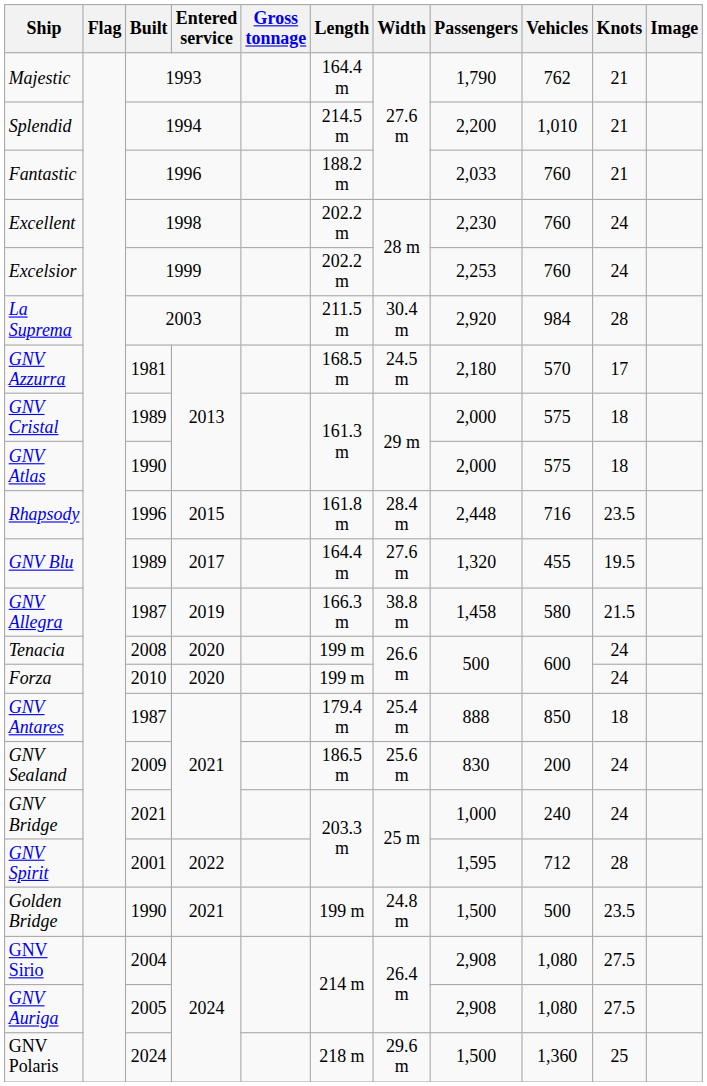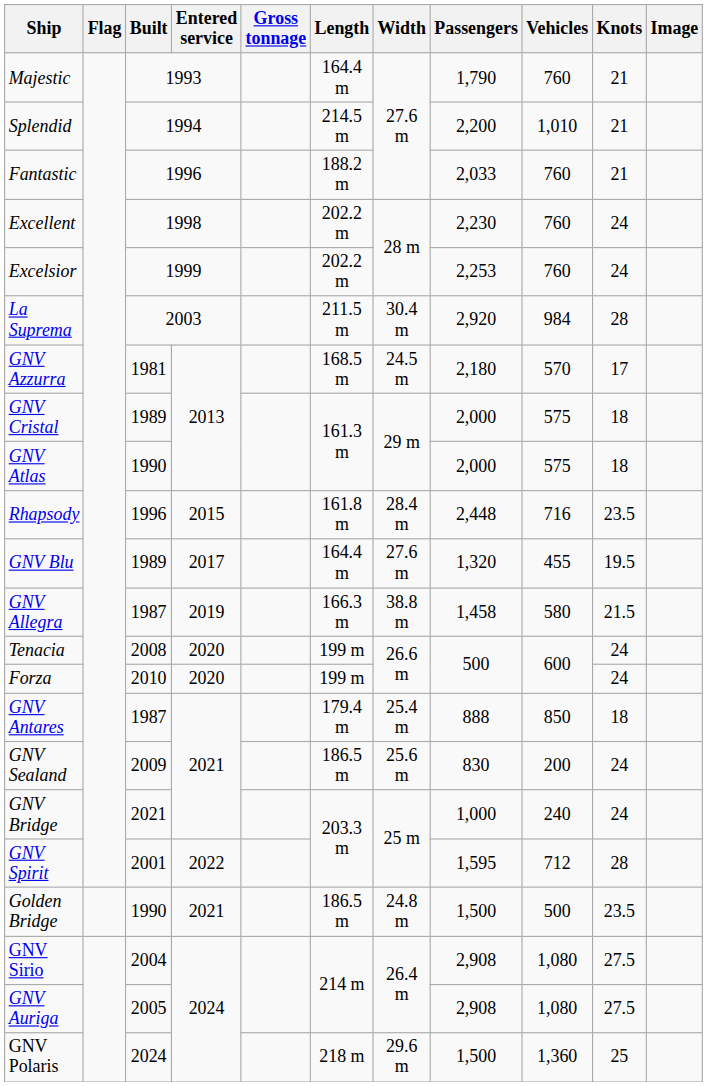(557, 77) 762 -> (557, 77) 760
(342, 911) 199 m -> (342, 911) 186.5 m
